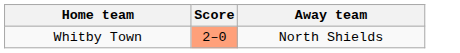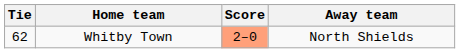+ column: (20, 15)
